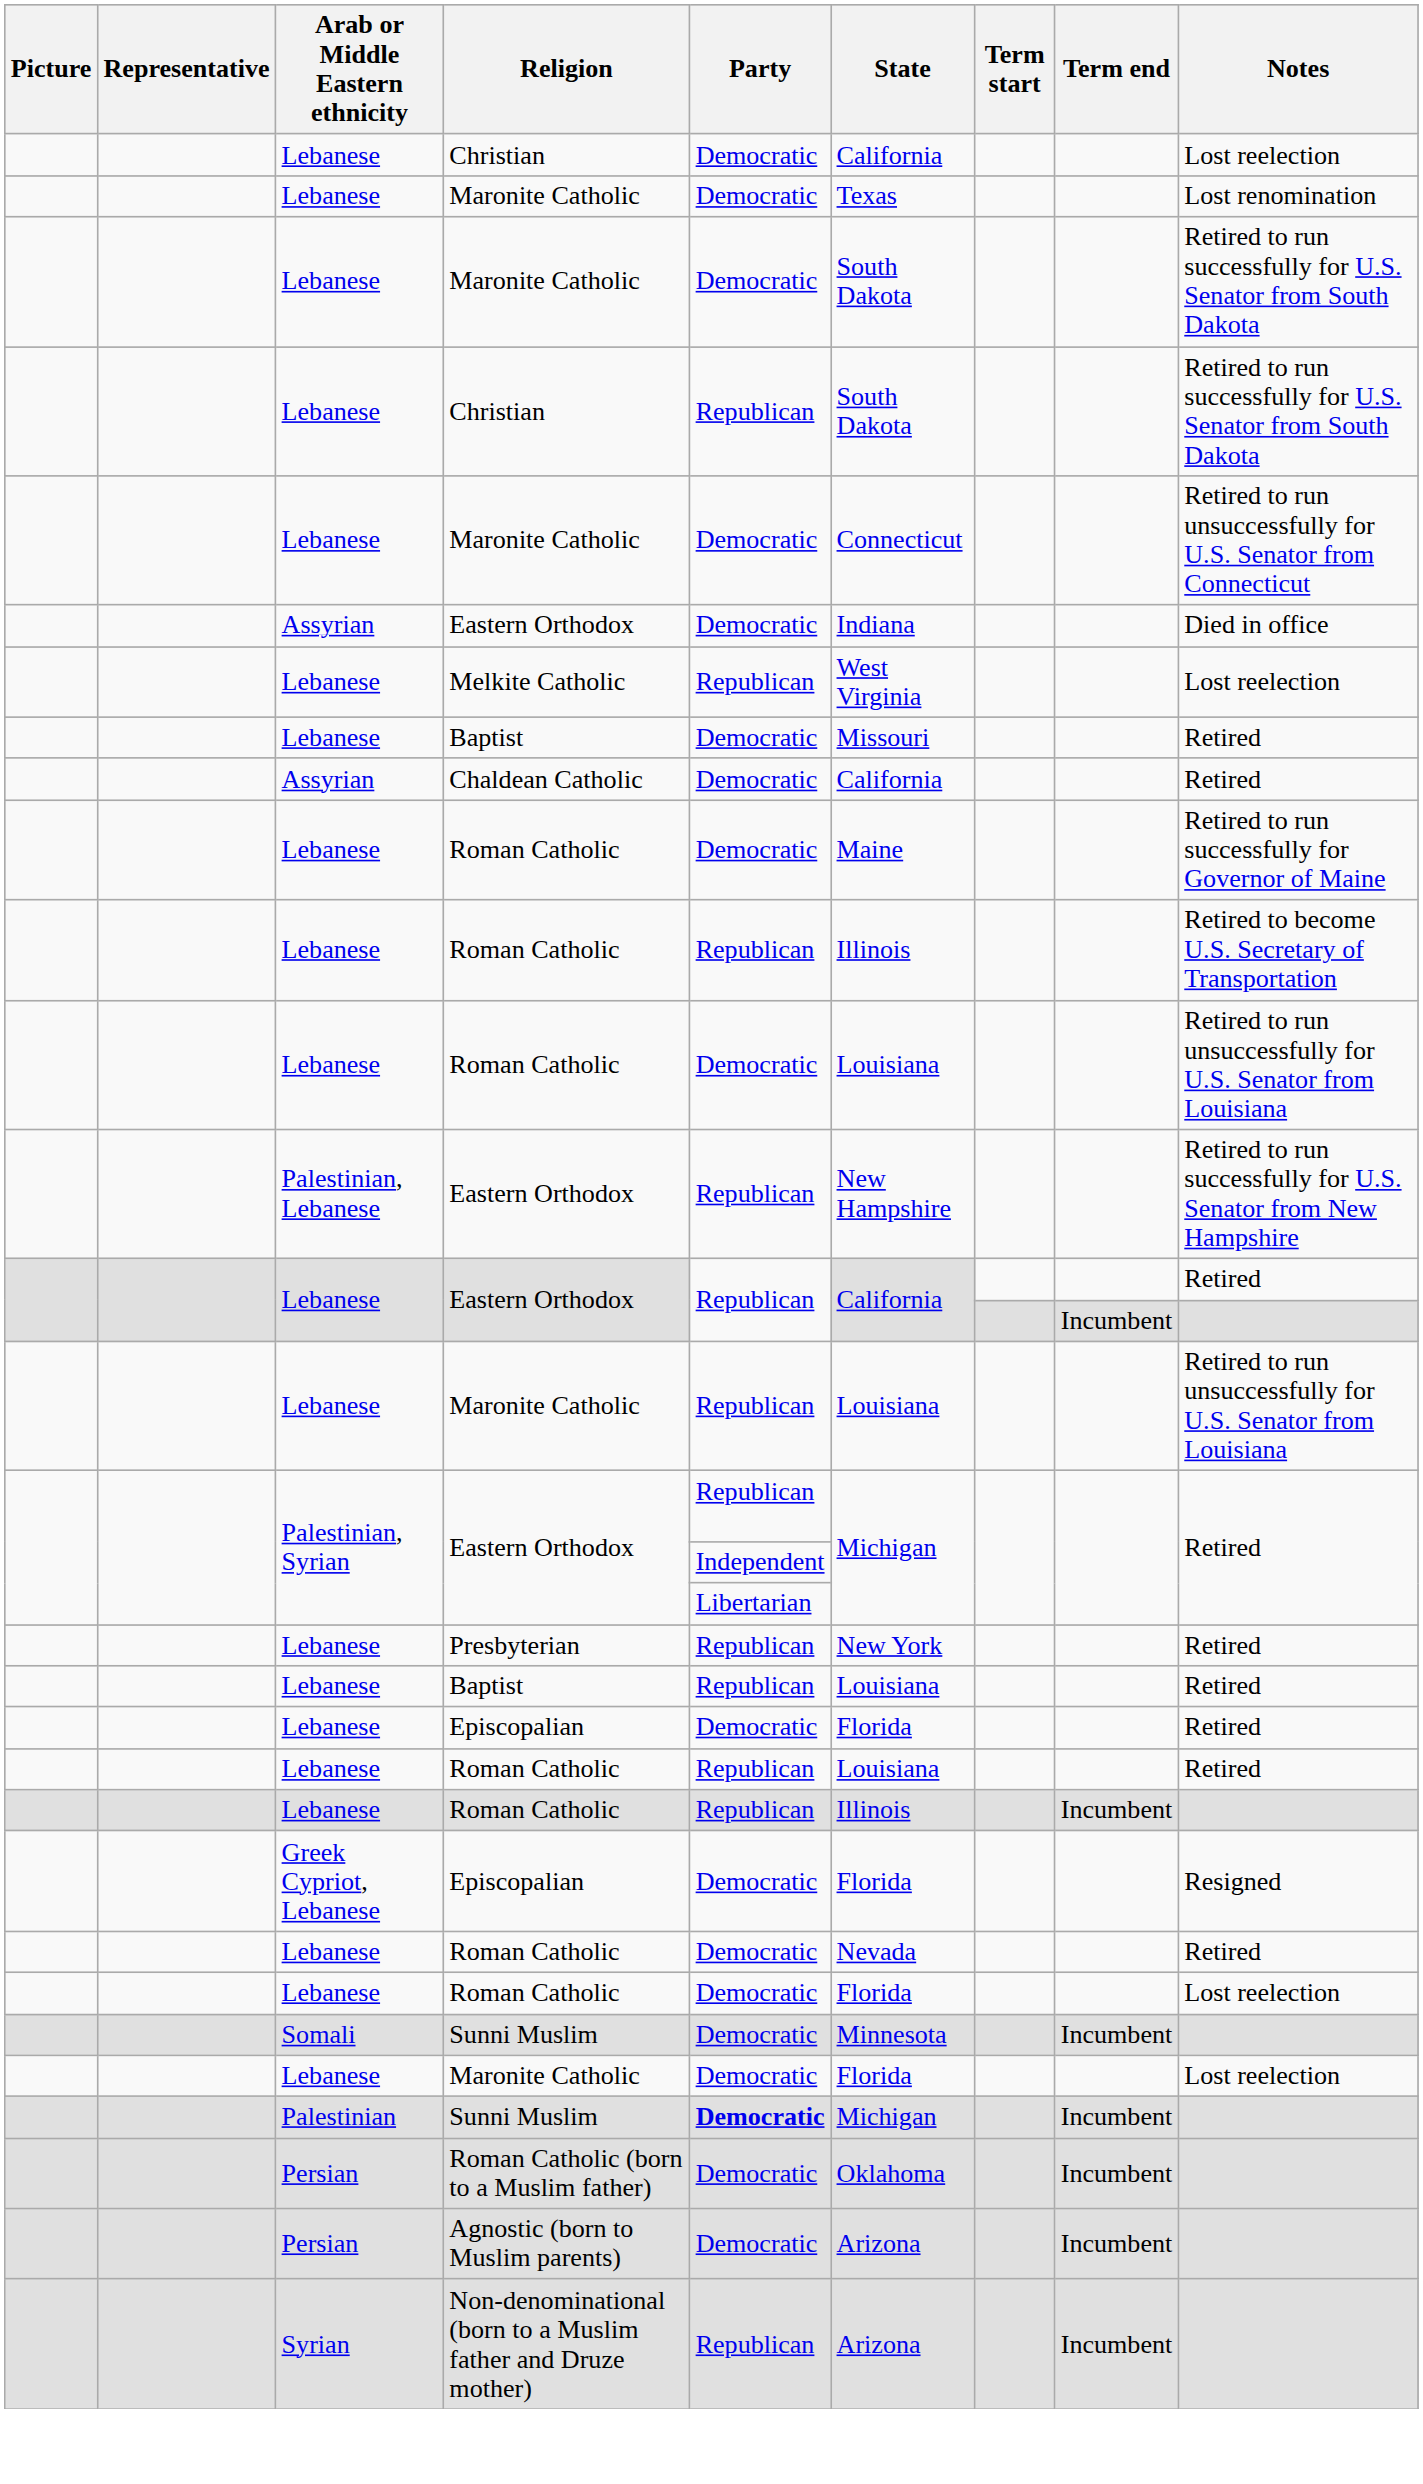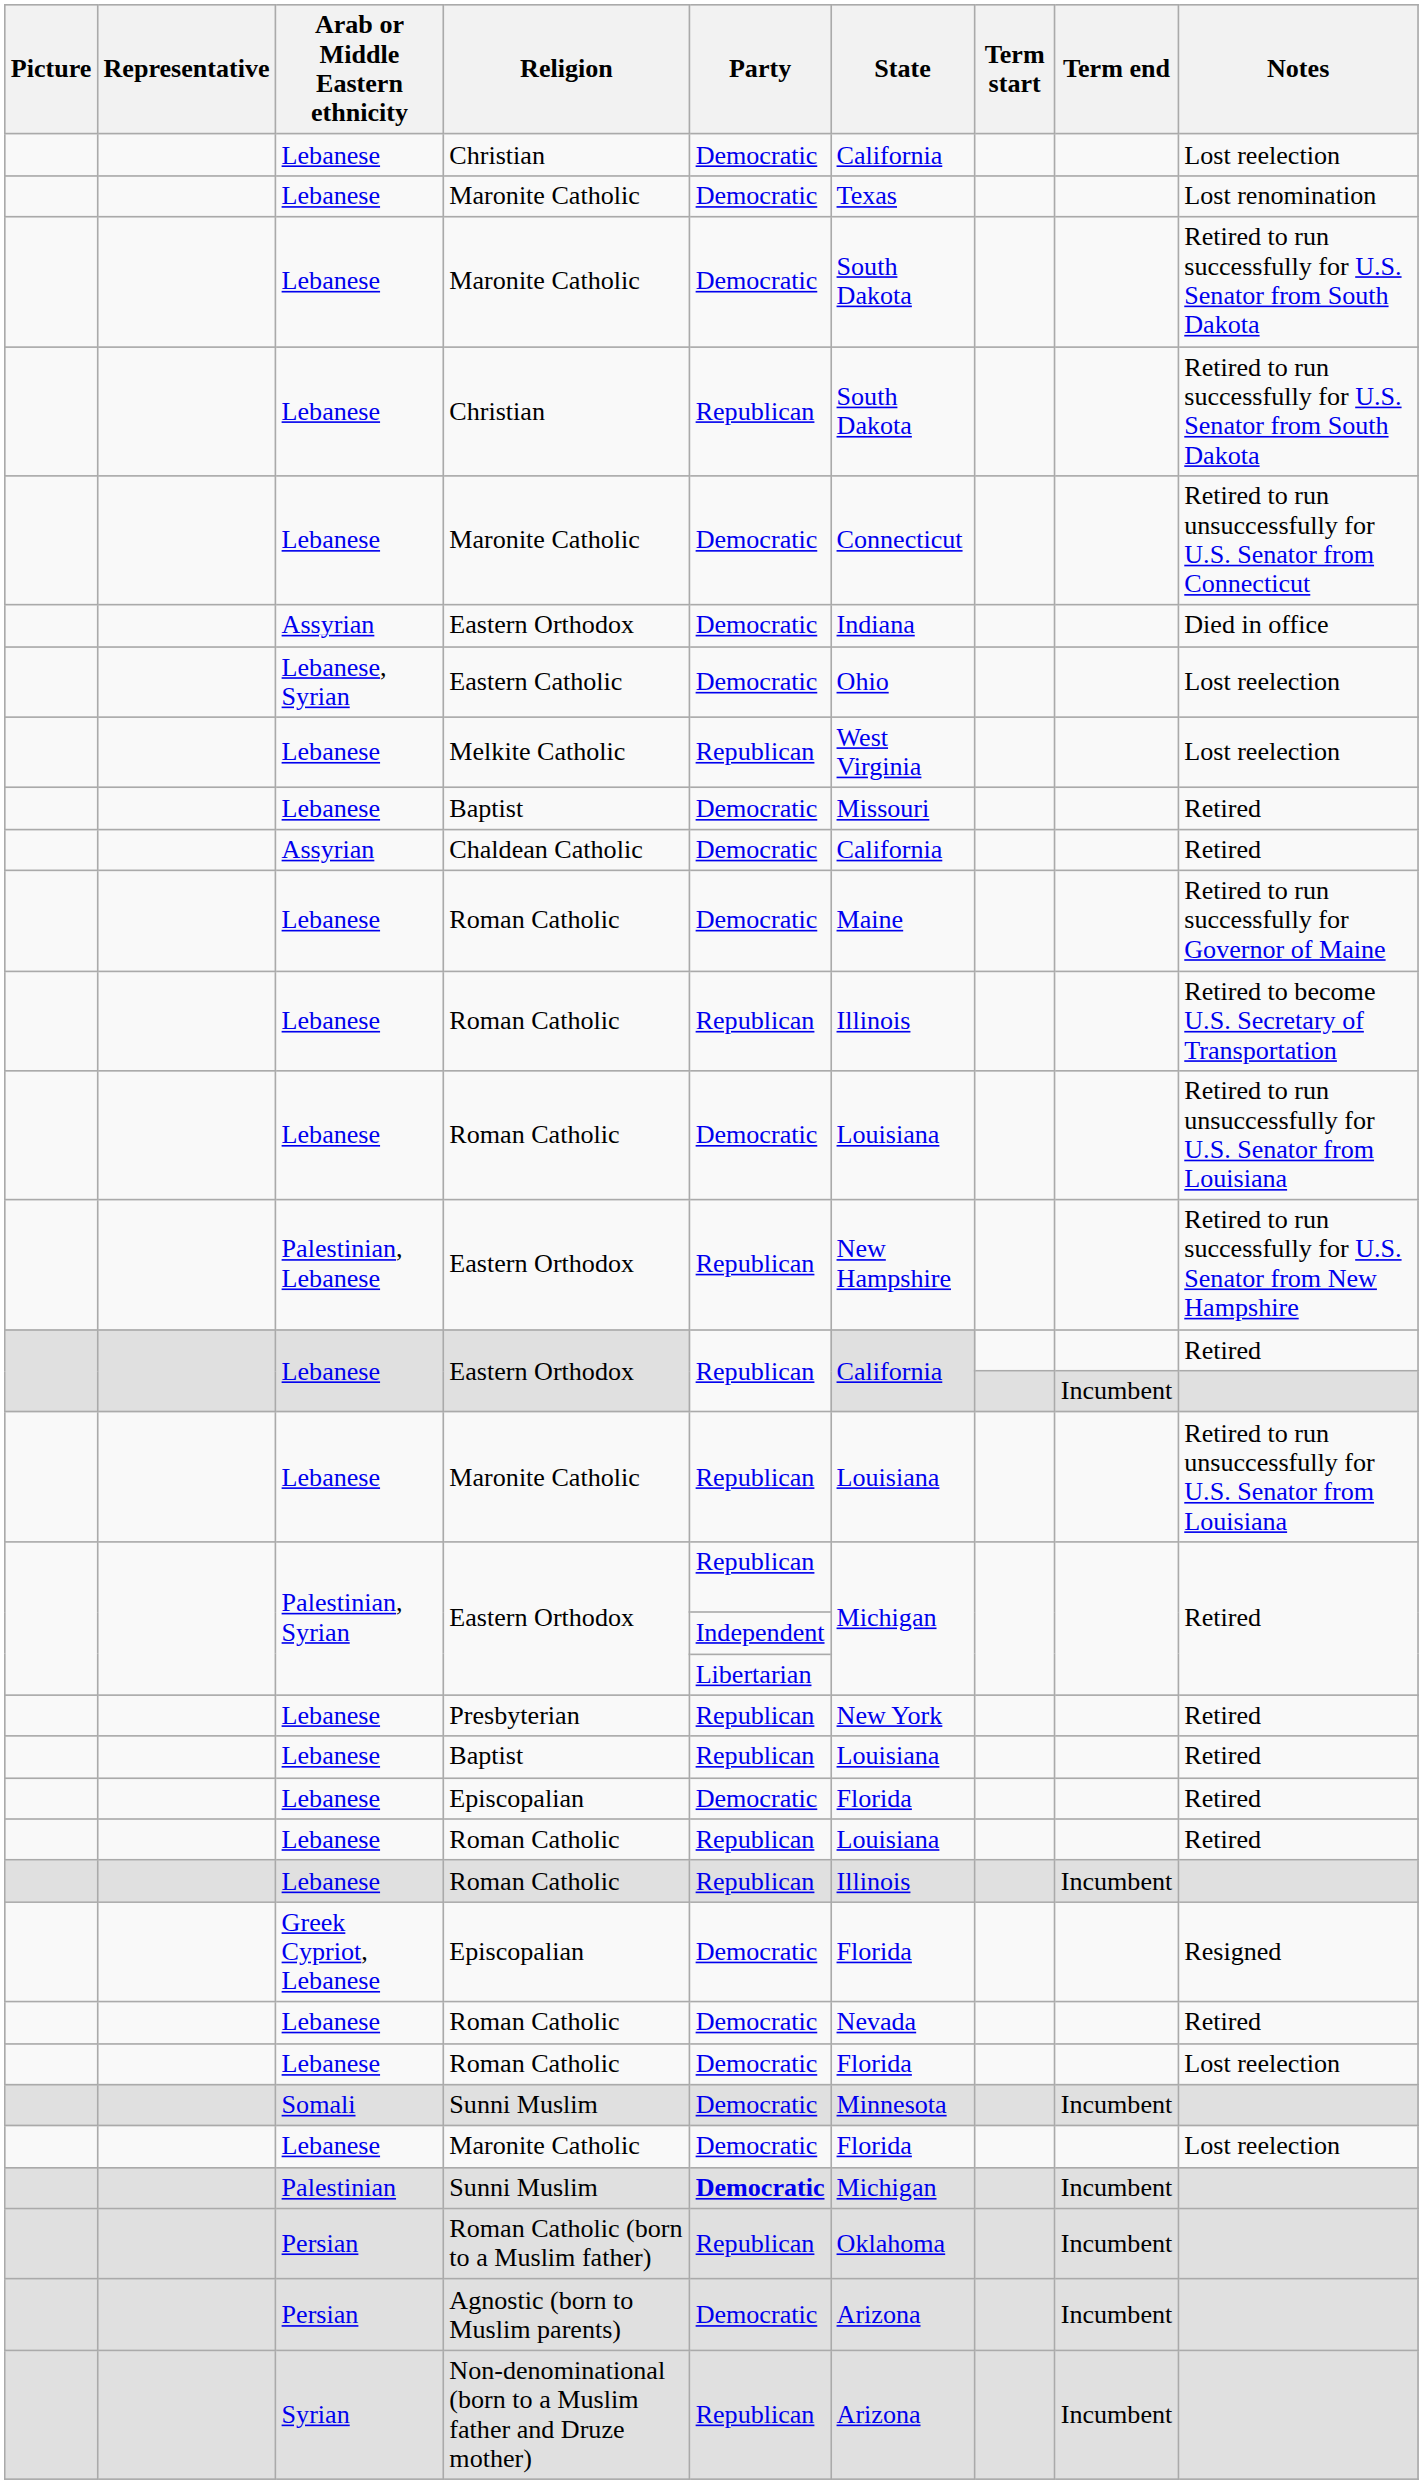+ row: (334, 681)
(756, 2172) Democratic -> (755, 2243) Republican
